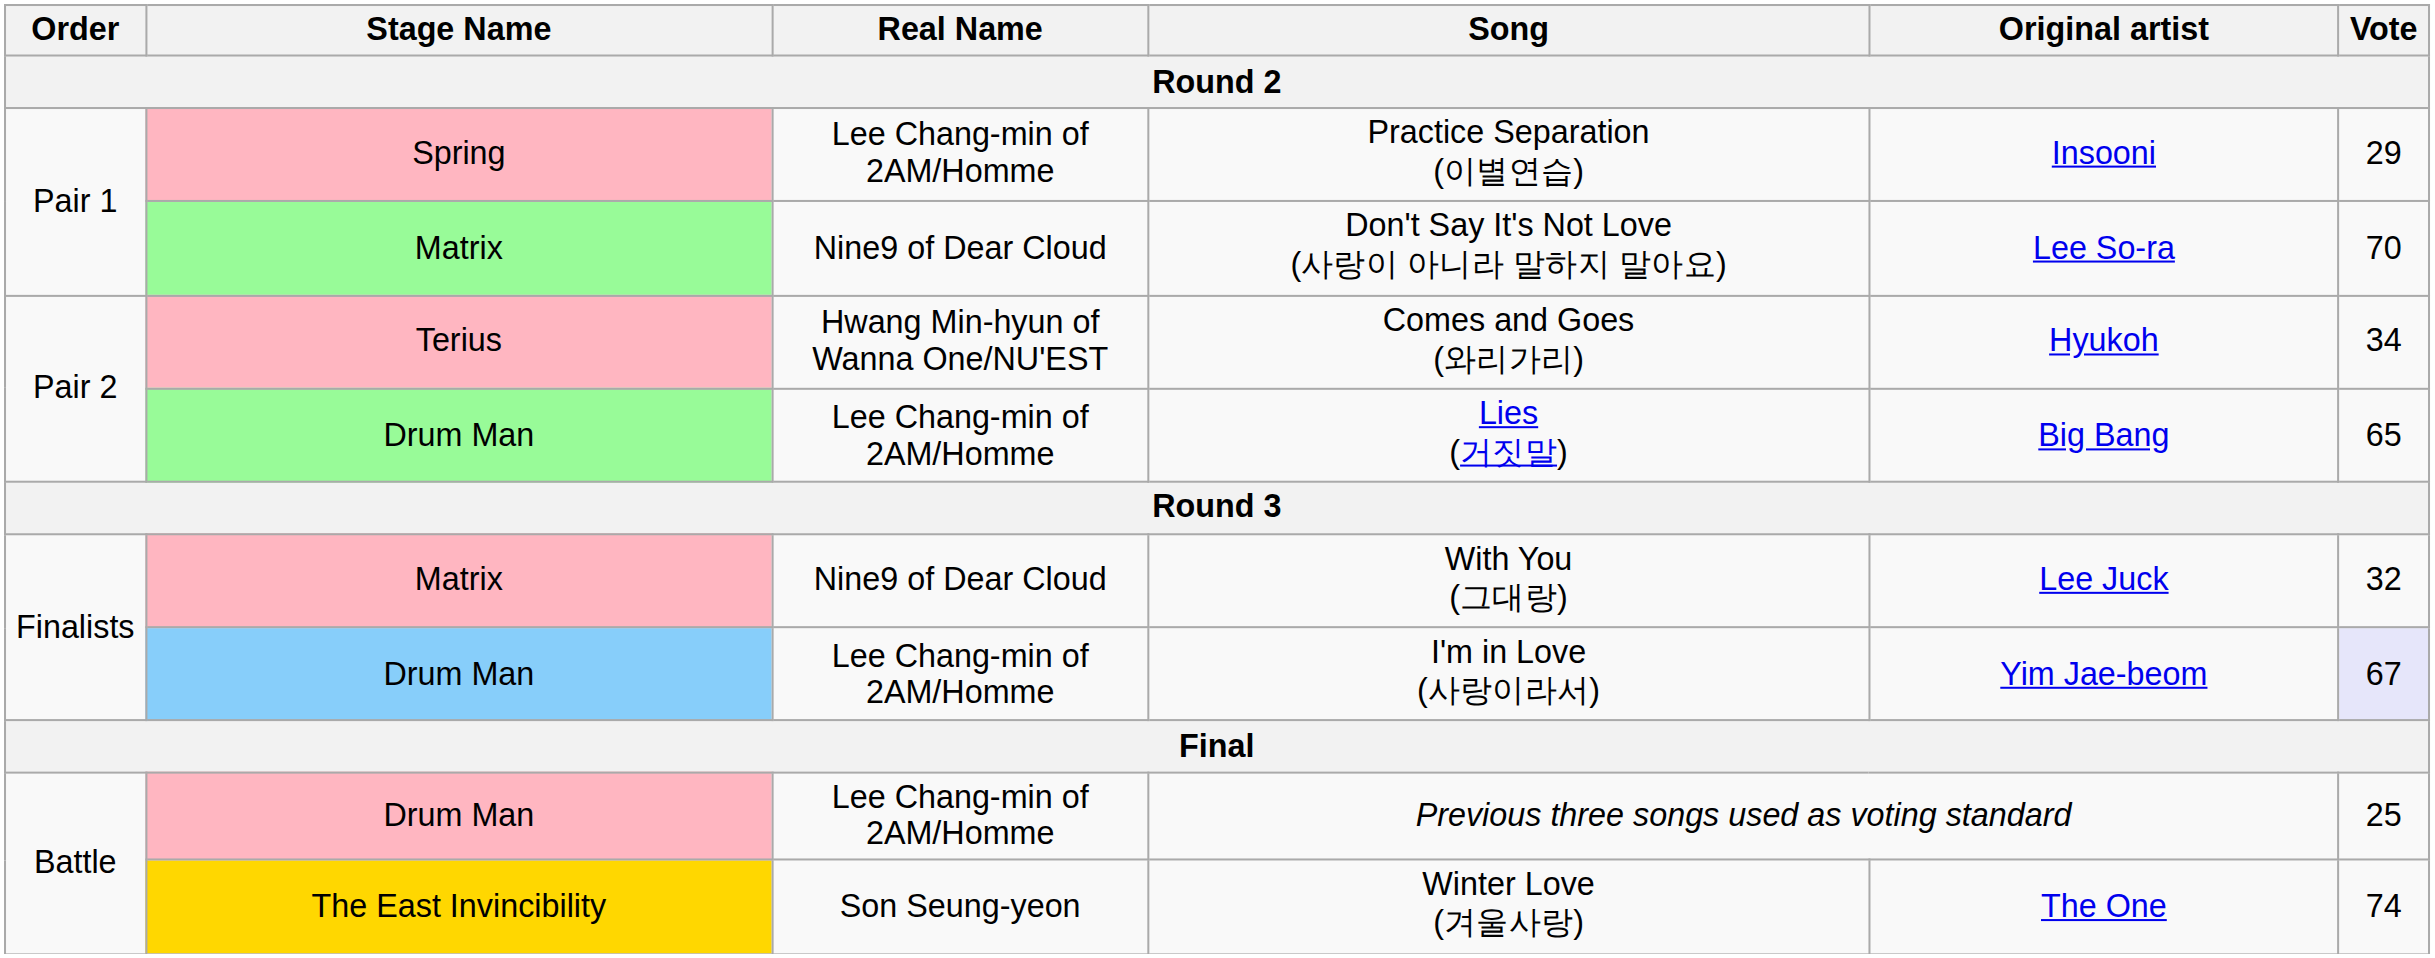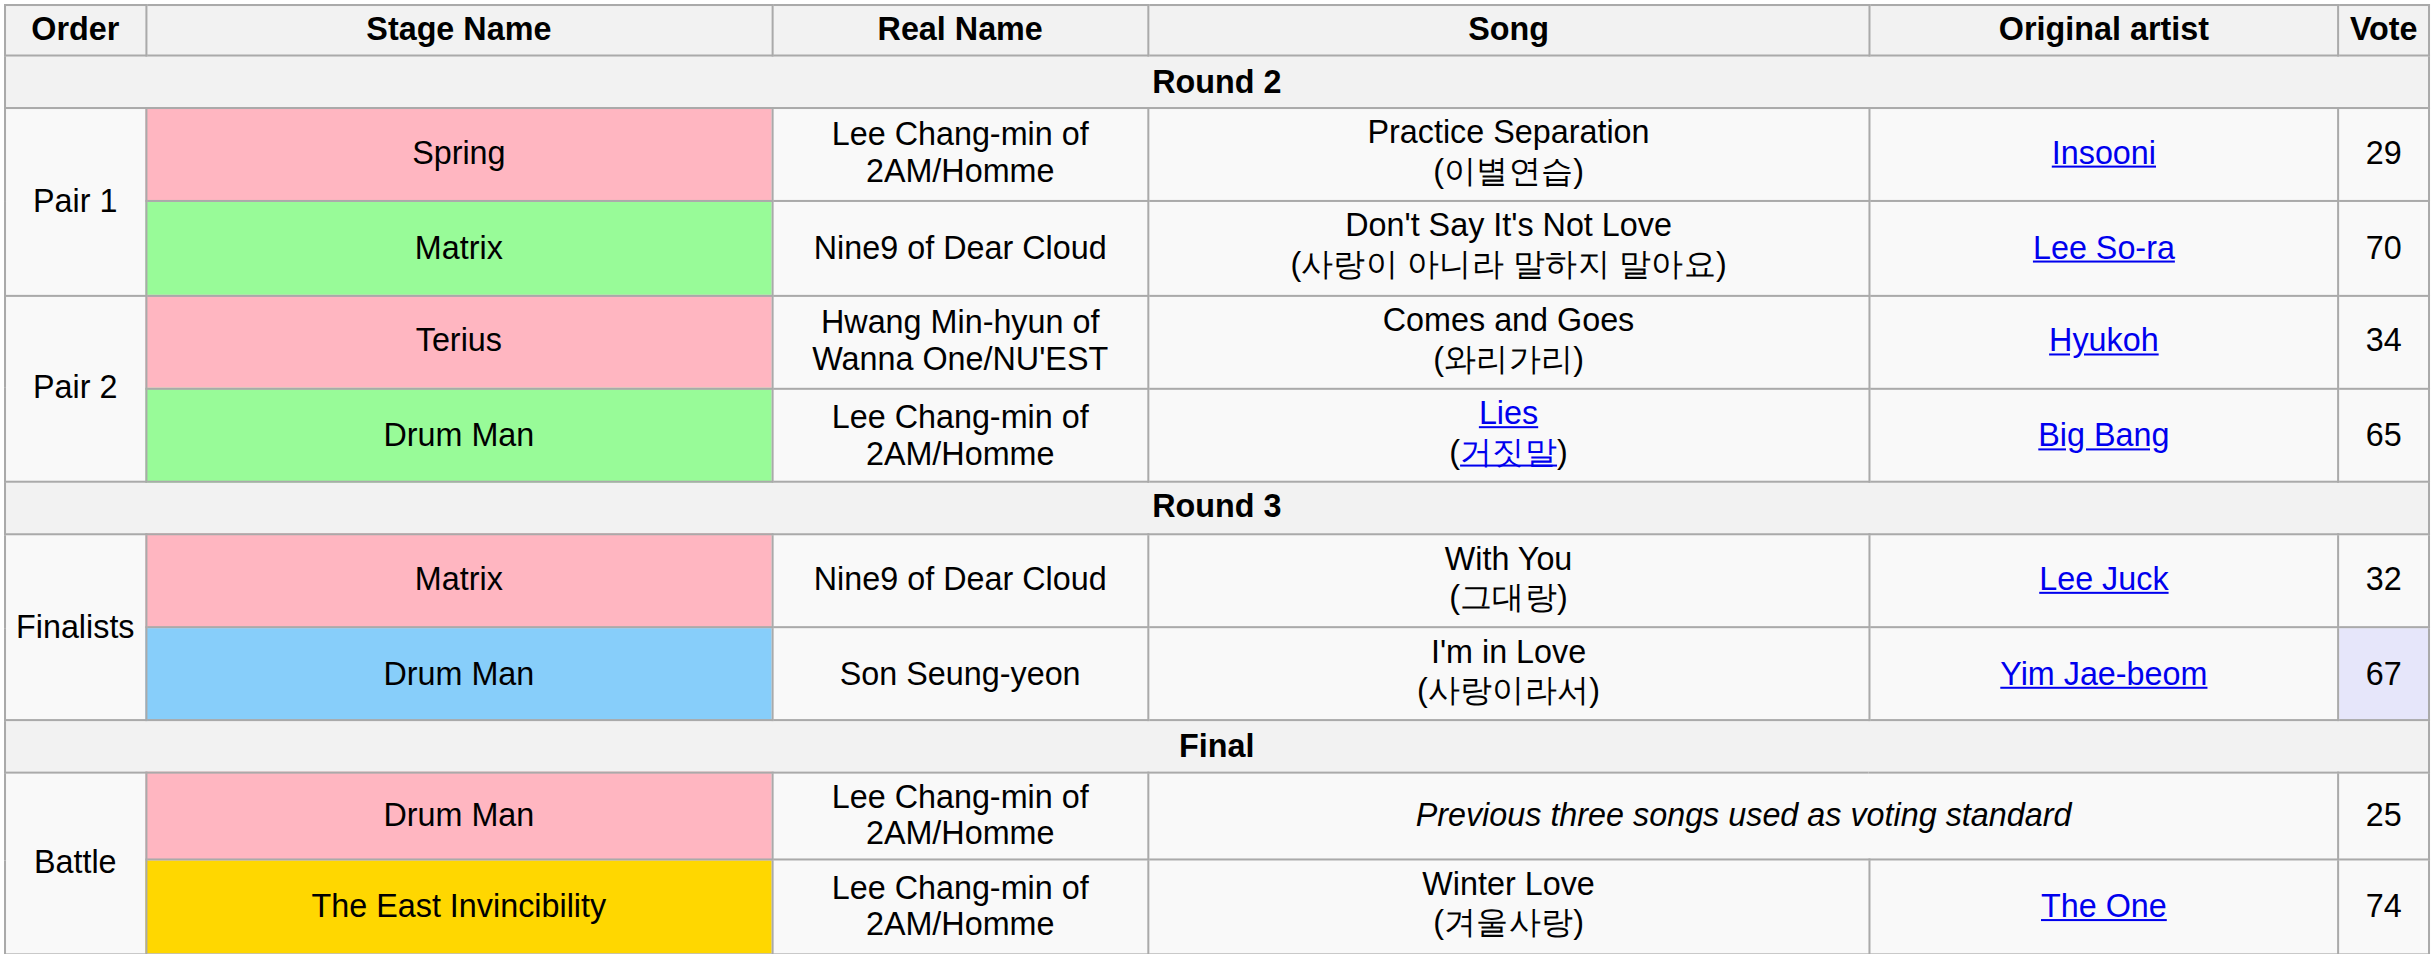(960, 673) Lee Chang-min of 2AM/Homme -> (960, 673) Son Seung-yeon
(960, 906) Son Seung-yeon -> (960, 906) Lee Chang-min of 2AM/Homme
